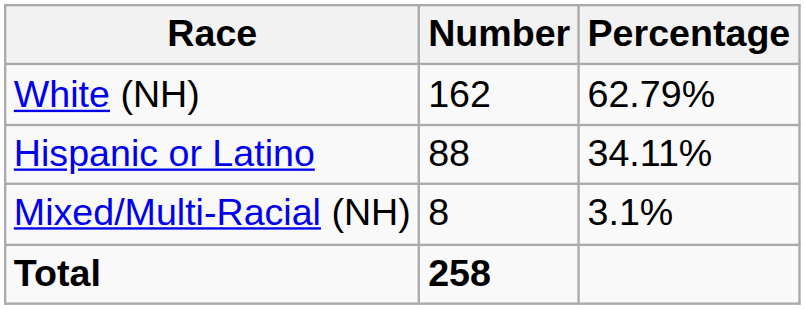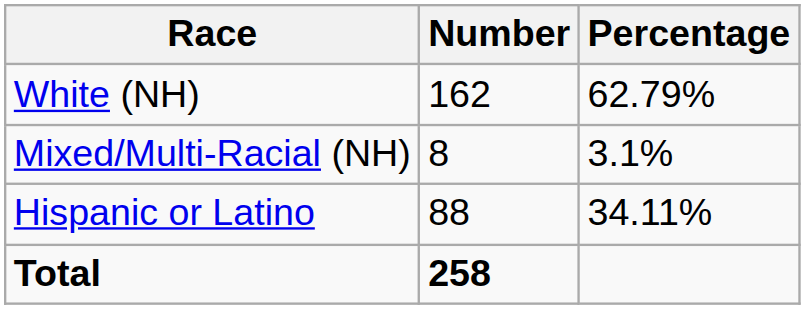rows swapped: (212, 213) <-> (164, 153)
